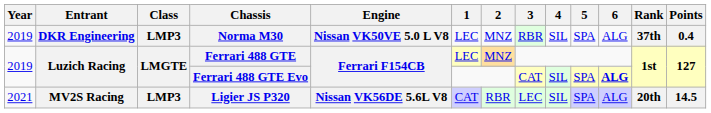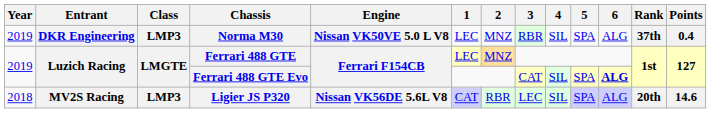(20, 97) 2021 -> (20, 97) 2018
(686, 97) 14.5 -> (686, 97) 14.6
